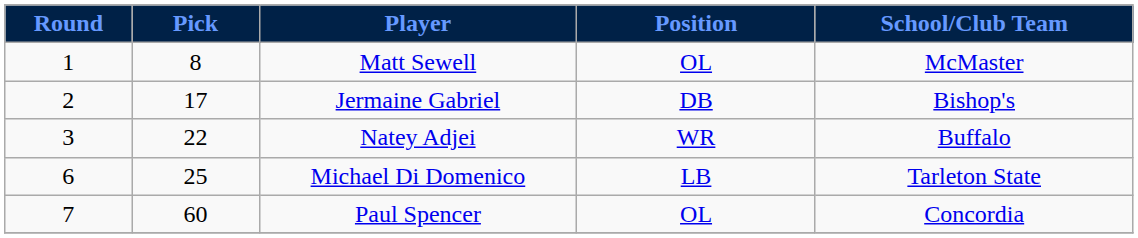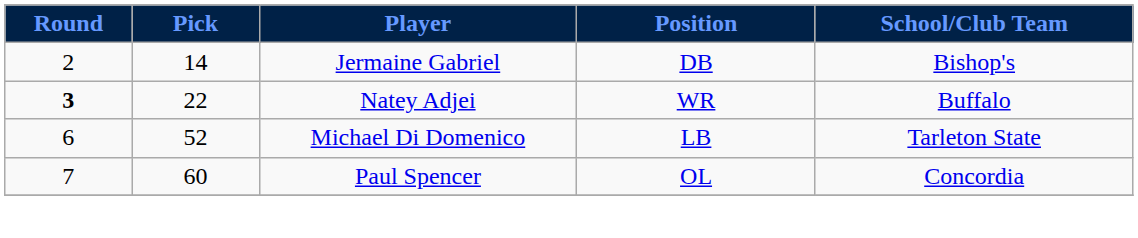- row: (418, 61)
(195, 99) 17 -> (195, 61) 14
(68, 137) normal -> (68, 99) bold
(195, 175) 25 -> (195, 137) 52
